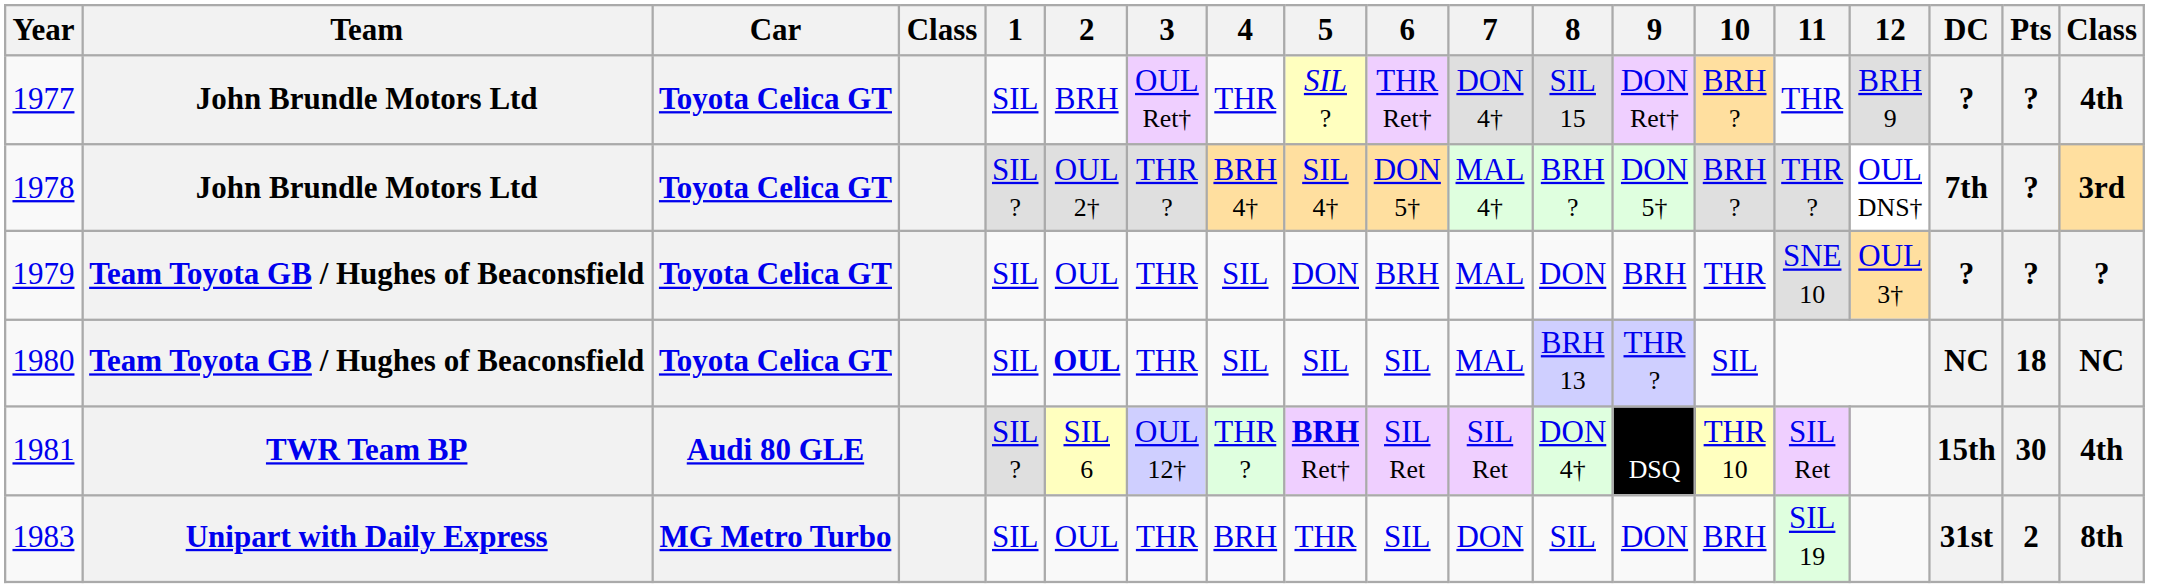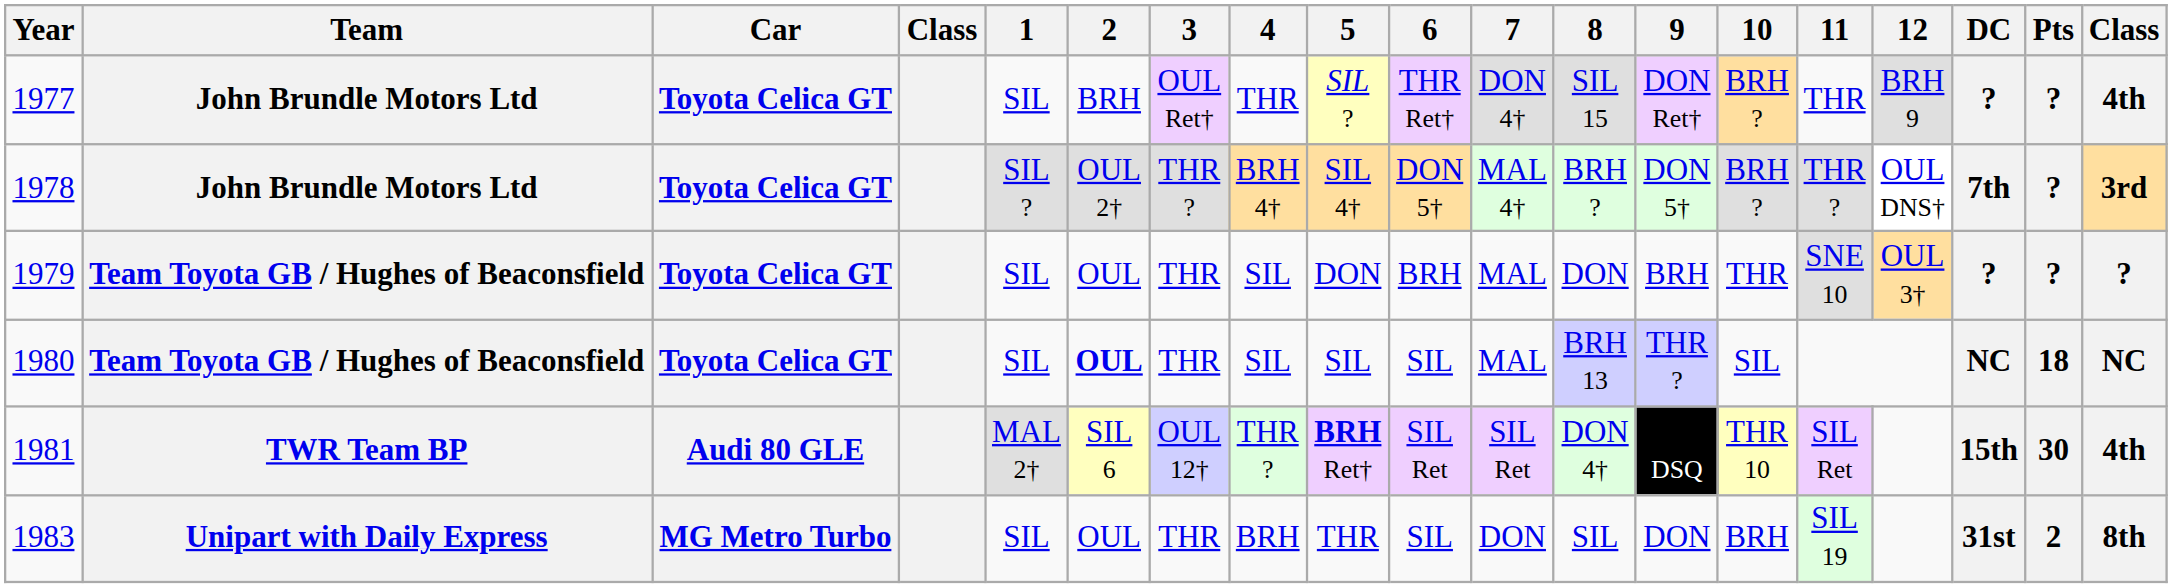(1015, 448) SIL ? -> (1026, 448) MAL 2†
